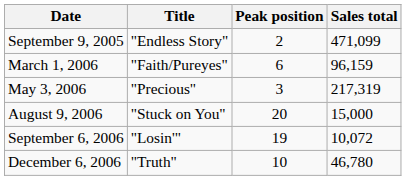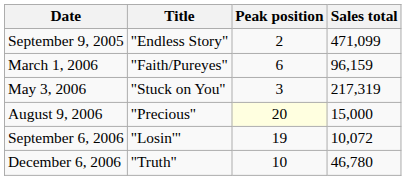(163, 89) "Precious" -> (178, 89) "Stuck on You"
(178, 114) "Stuck on You" -> (163, 114) "Precious"
(279, 114) no background -> (279, 114) lightyellow background
